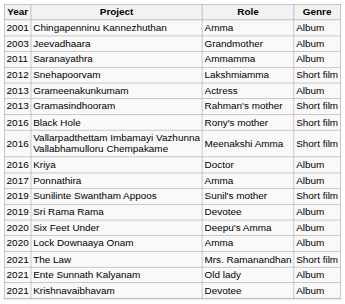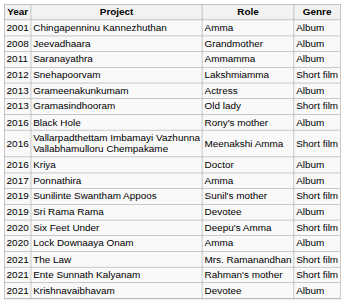(18, 43) 2003 -> (18, 43) 2008
(244, 106) Rahman's mother -> (223, 106) Old lady
(317, 122) Short film -> (310, 122) Album
(310, 228) Album -> (317, 228) Short film
(223, 275) Old lady -> (244, 275) Rahman's mother
(310, 275) Album -> (317, 275) Short film
